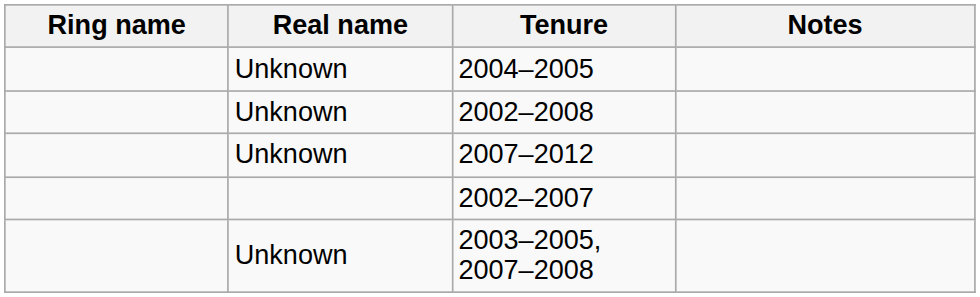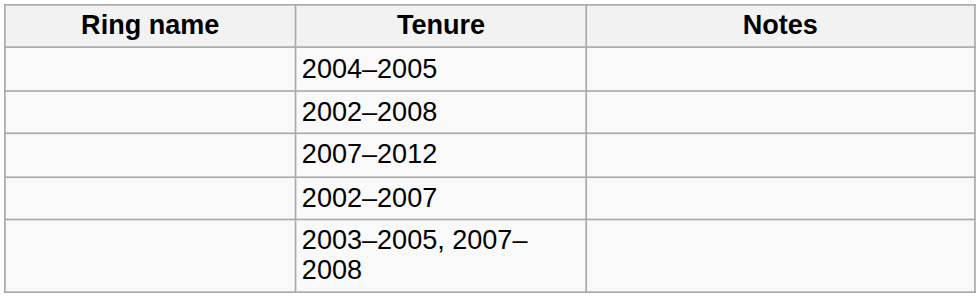- column: (340, 25)
